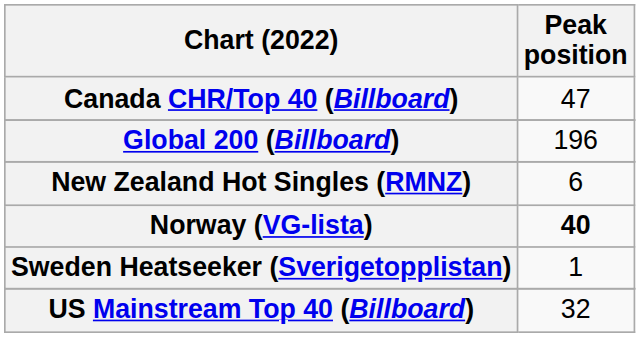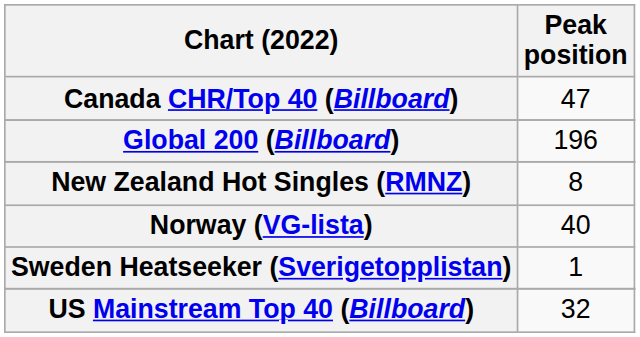(576, 182) 6 -> (576, 182) 8
(576, 225) bold -> (576, 225) normal
